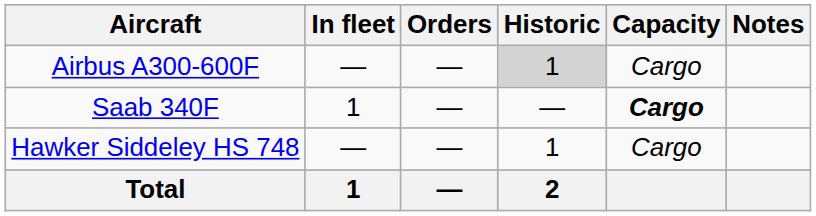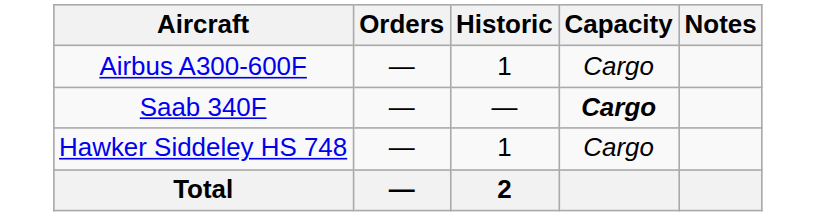- column: (353, 25)
(552, 66) lightgrey background -> (504, 66) no background
